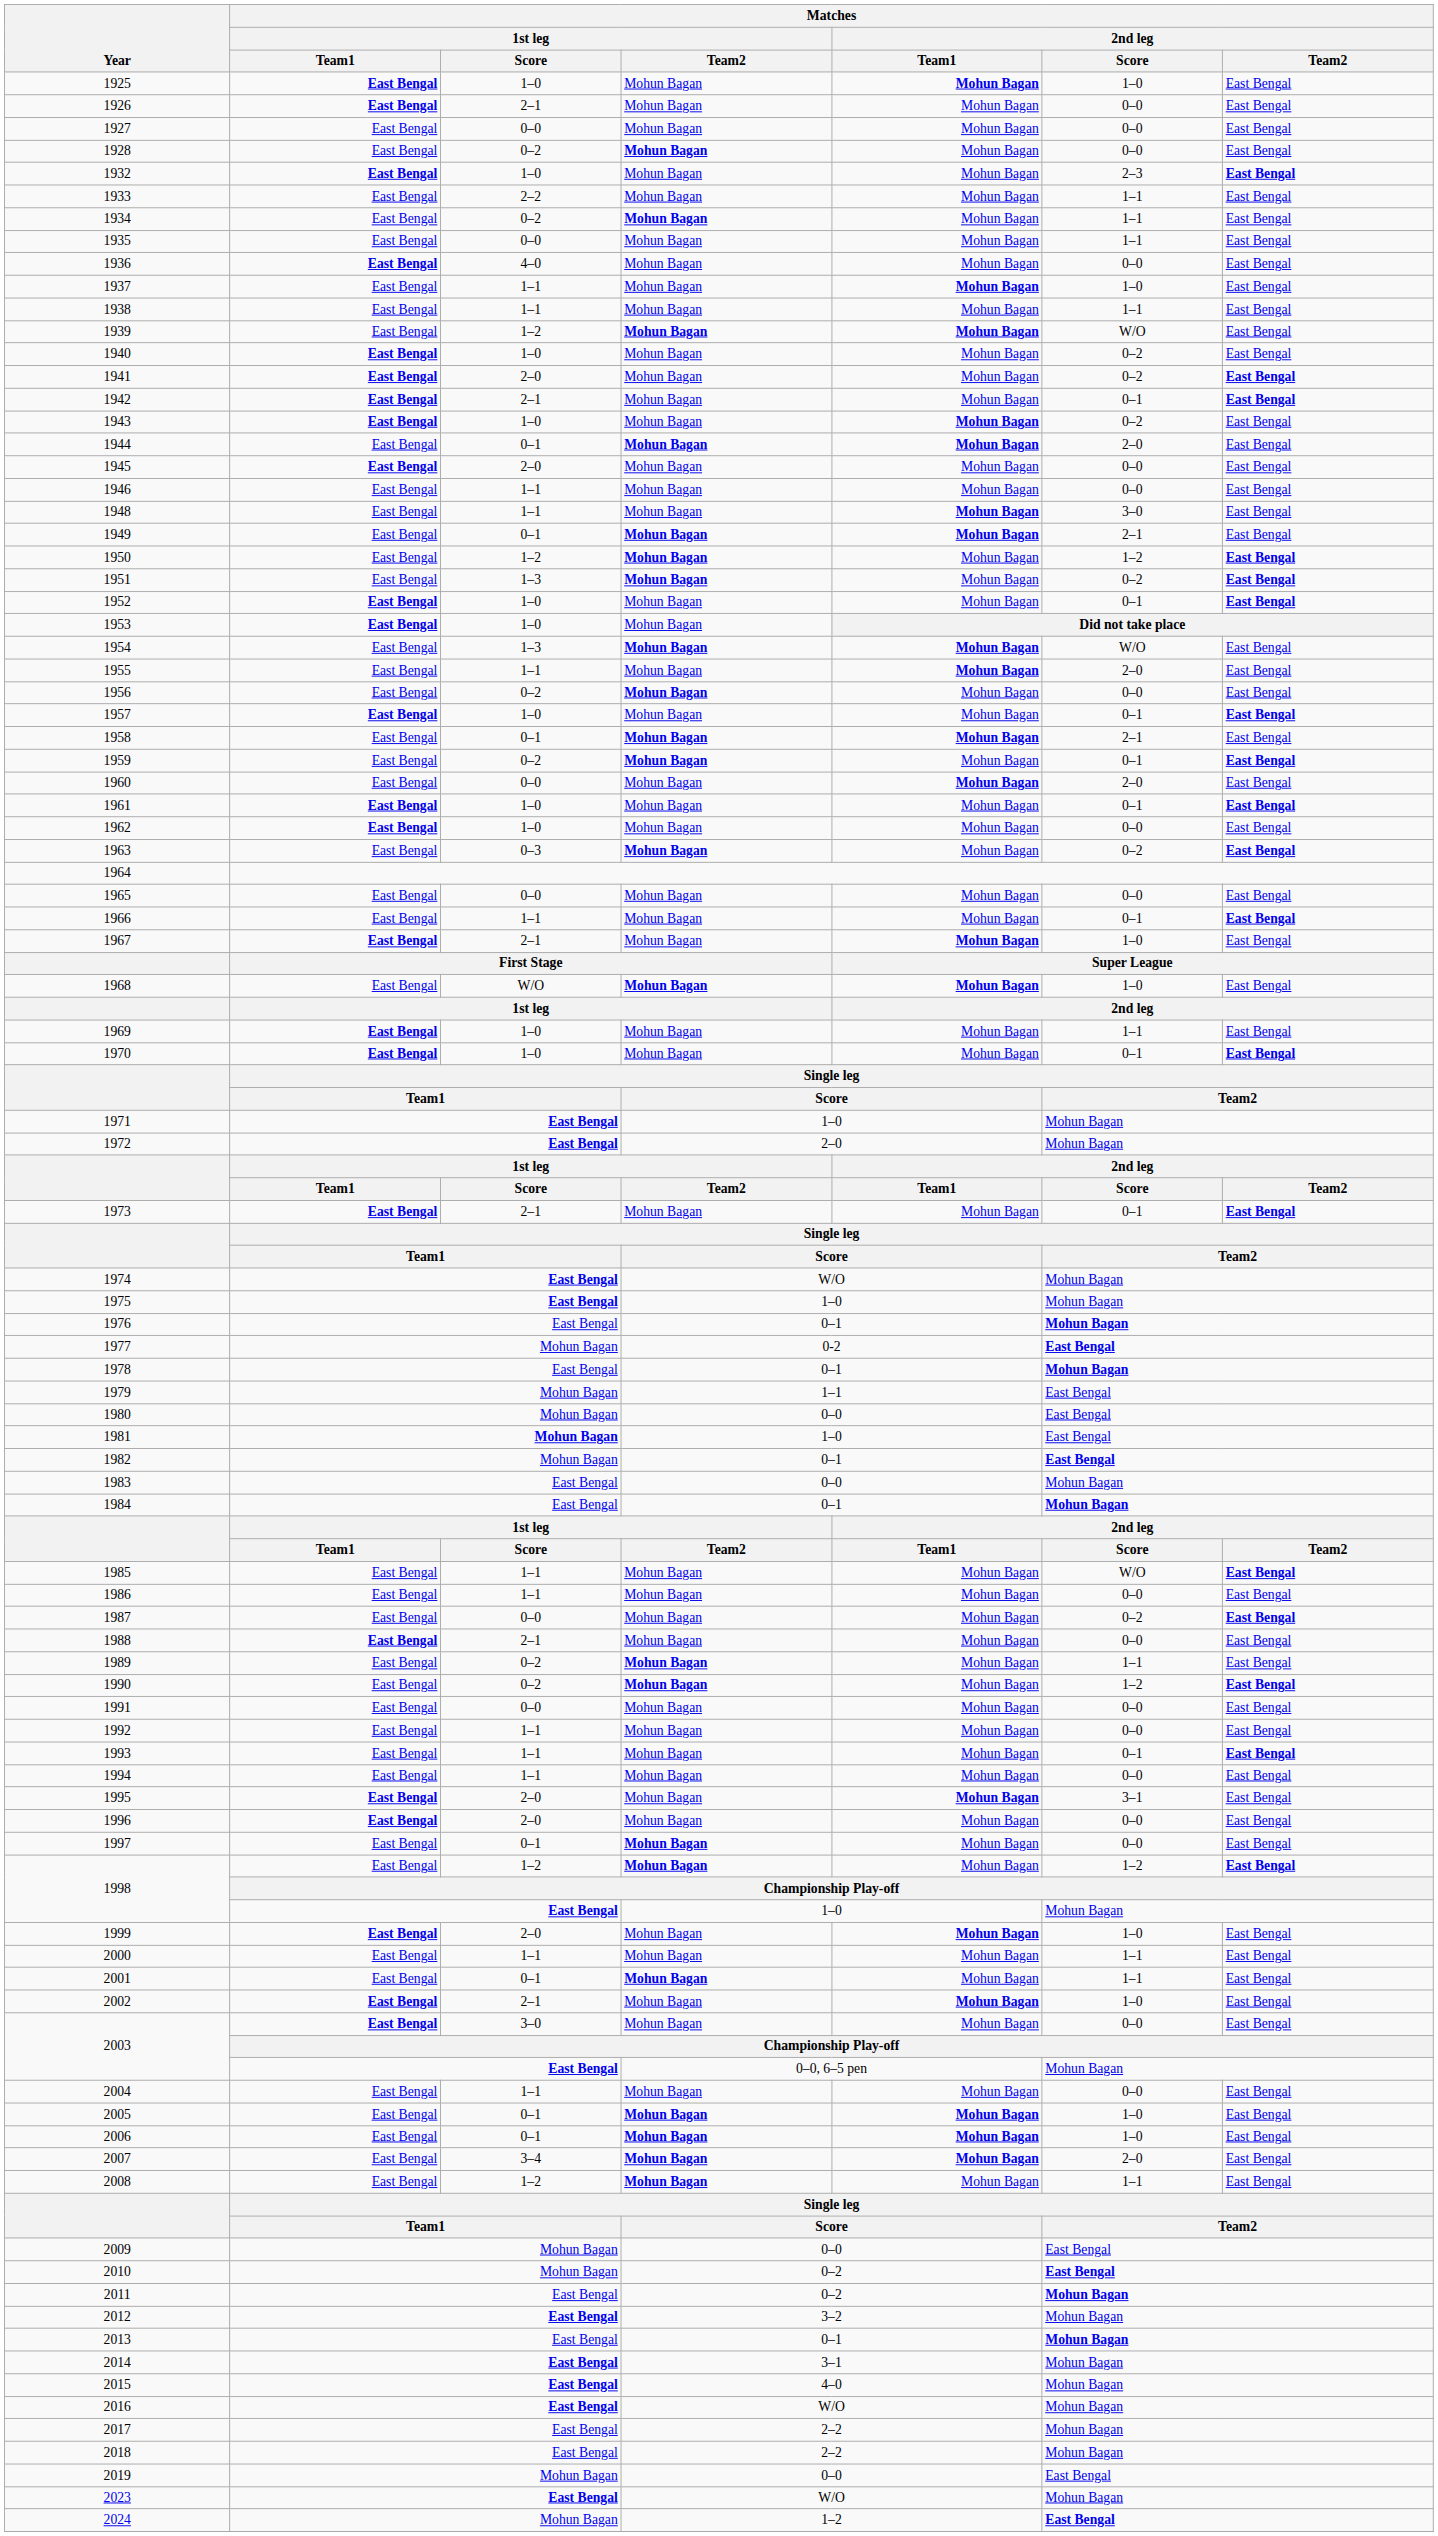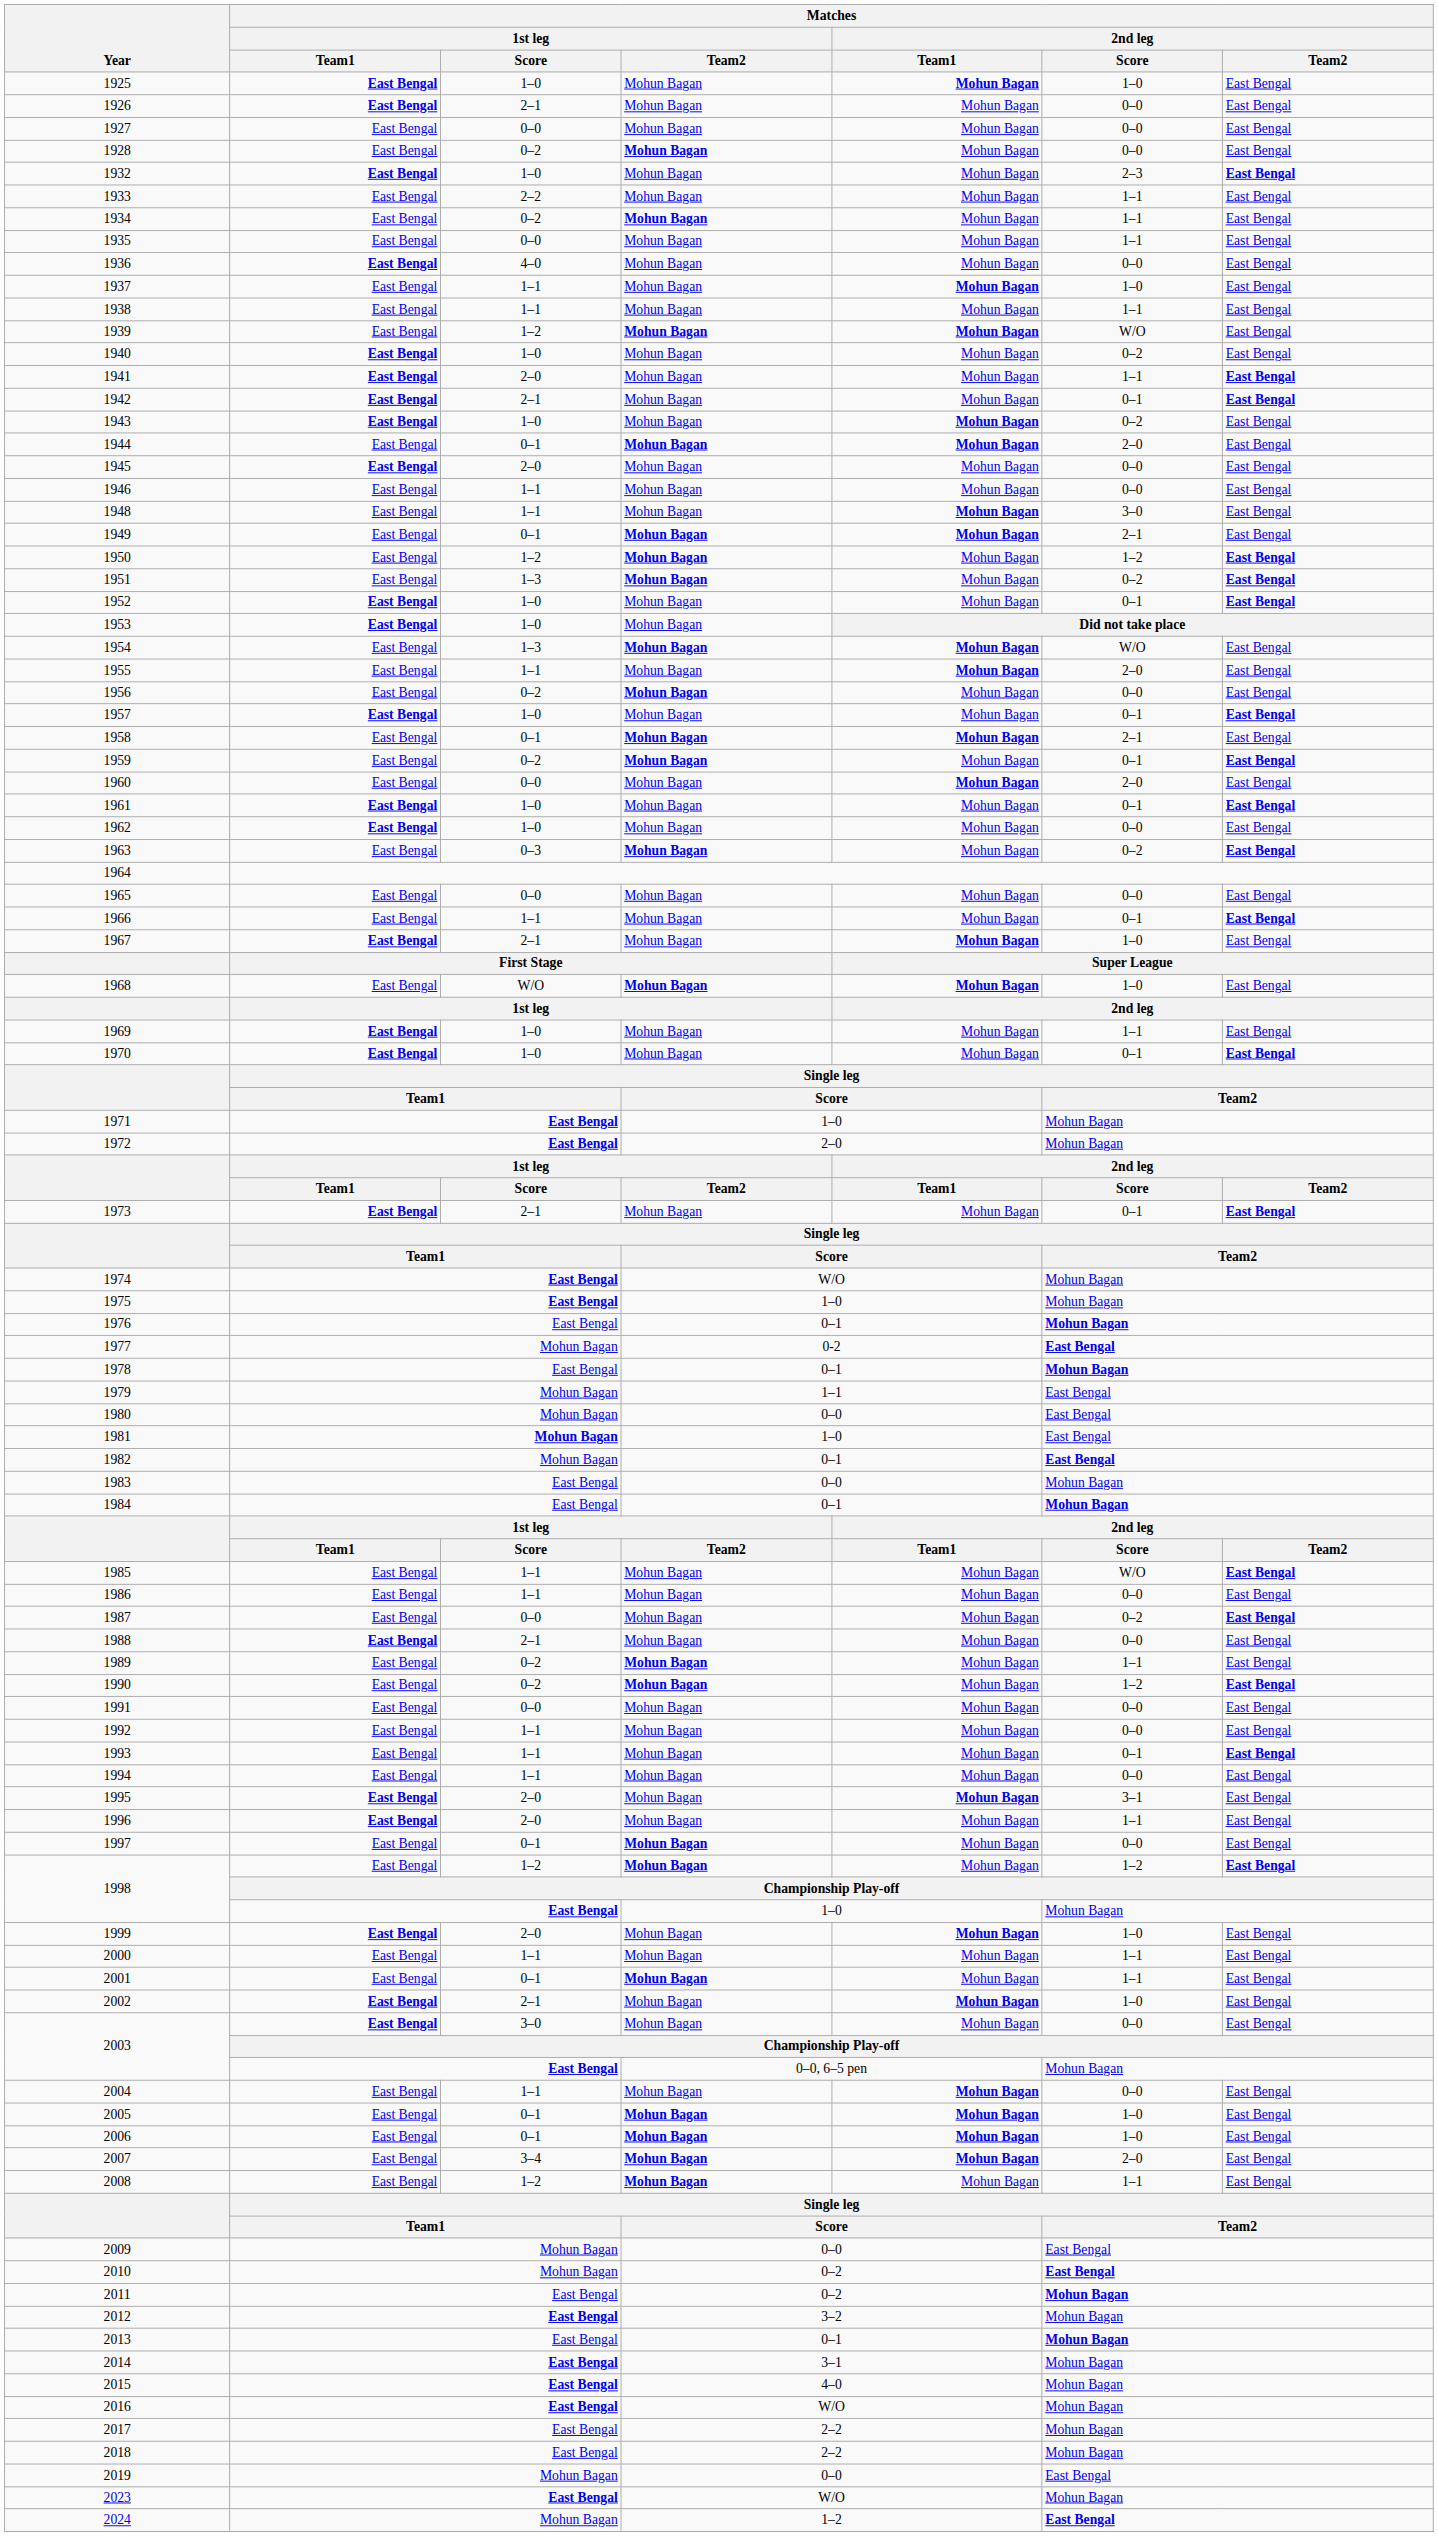(1132, 377) 0–2 -> (1132, 377) 1–1
(1132, 1821) 0–0 -> (1132, 1821) 1–1
(1000, 2091) normal -> (997, 2091) bold
